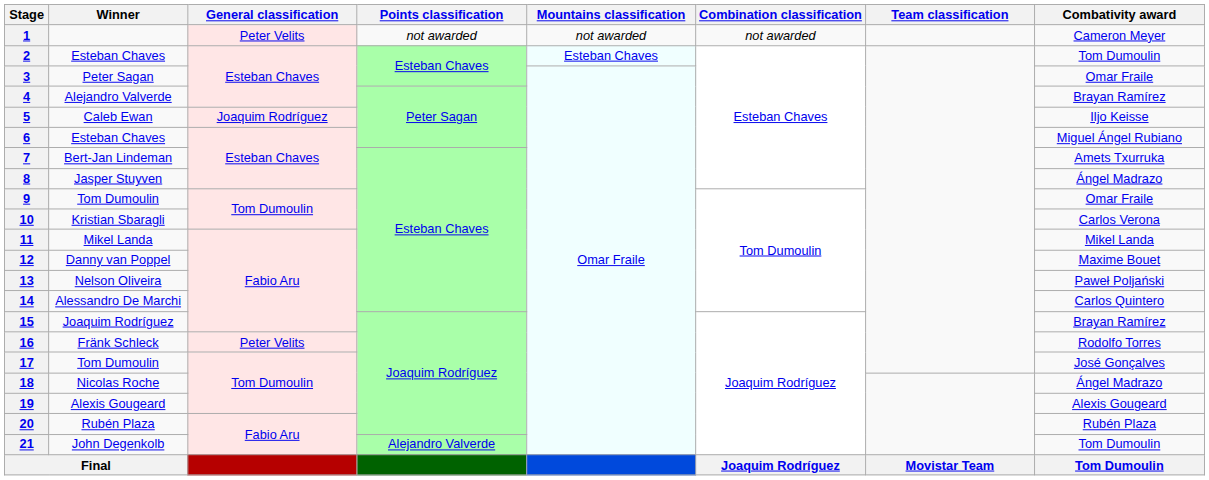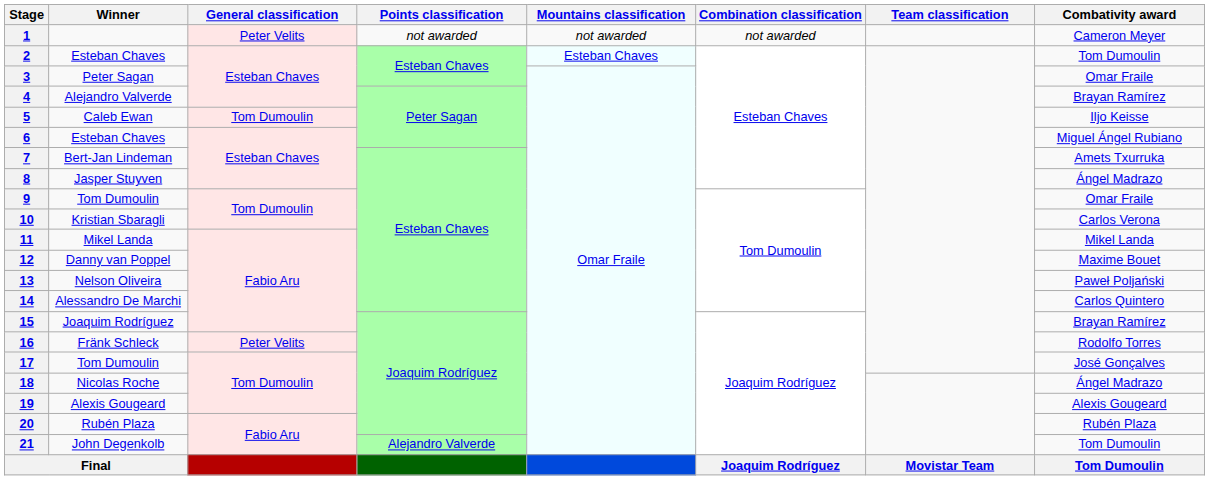(272, 117) Joaquim Rodríguez -> (272, 117) Tom Dumoulin
